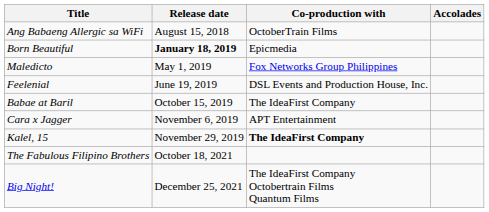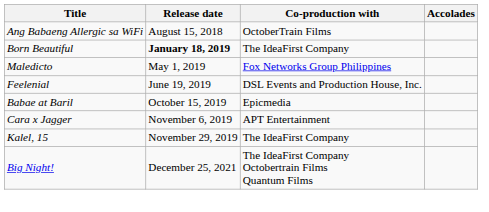(273, 48) Epicmedia -> (296, 48) The IdeaFirst Company
(302, 102) The IdeaFirst Company -> (267, 102) Epicmedia
(306, 137) bold -> (296, 137) normal
- row: (78, 155)
